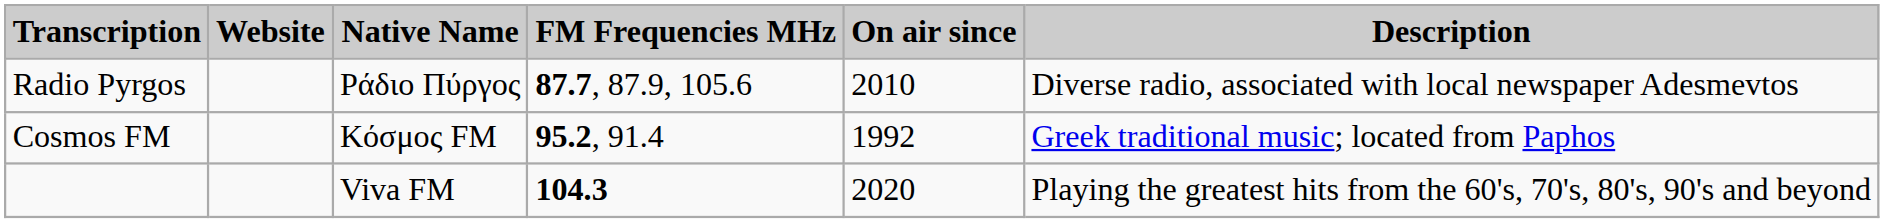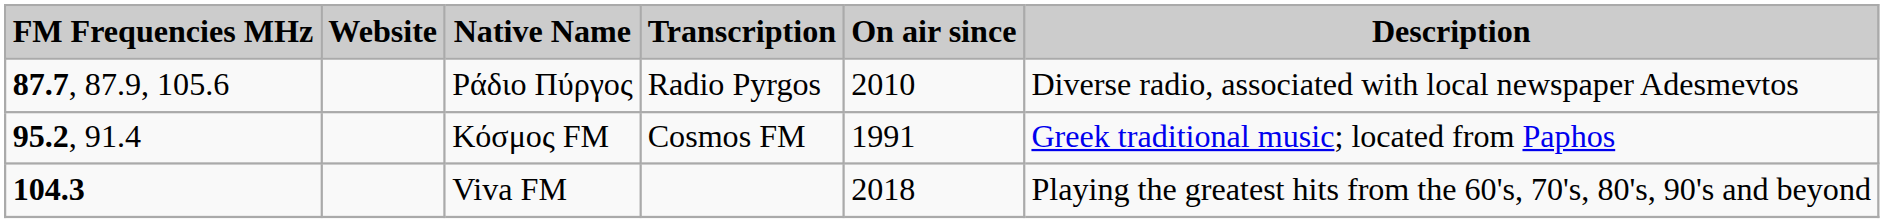columns swapped: (686, 31) <-> (107, 31)
(883, 137) 1992 -> (883, 137) 1991
(883, 190) 2020 -> (883, 190) 2018
